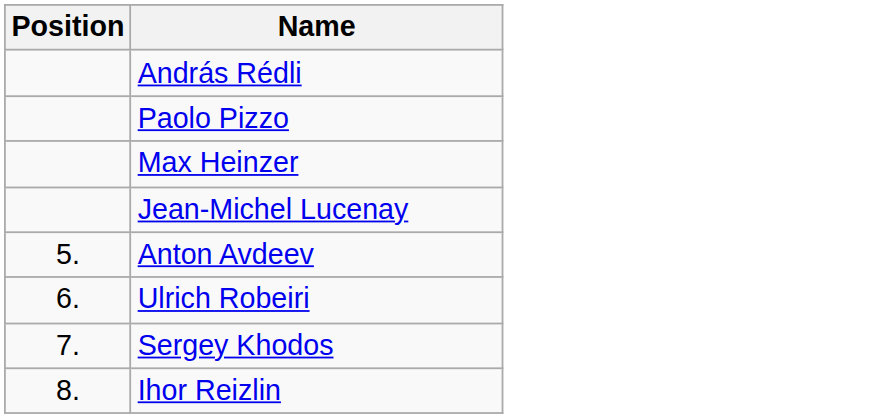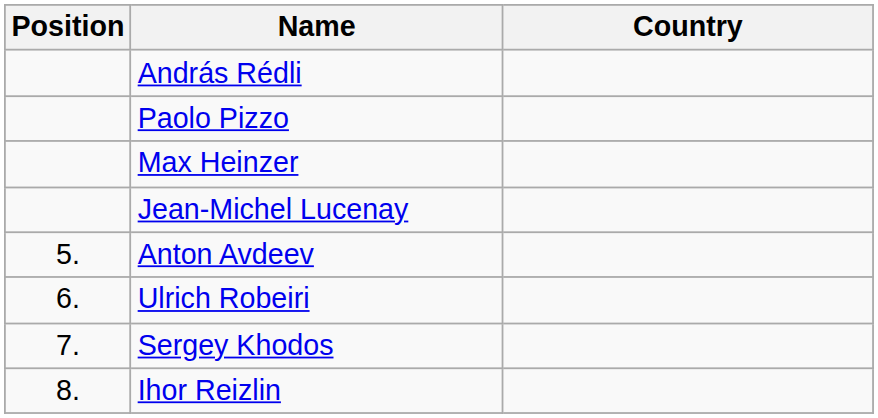+ column: (688, 27)
